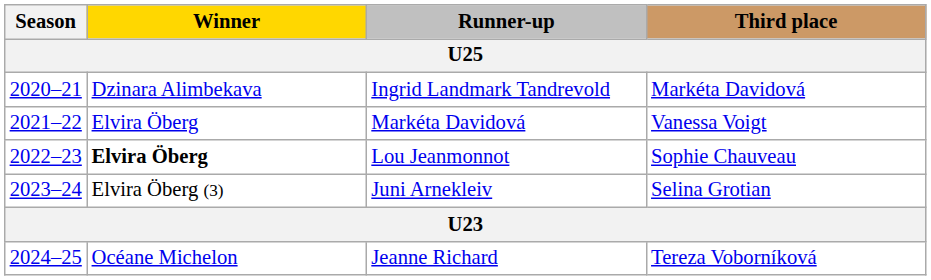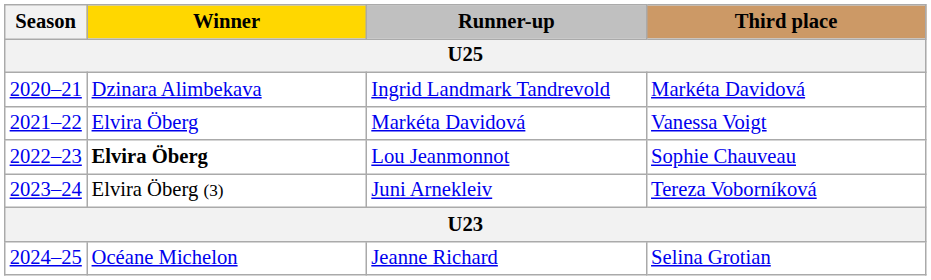(711, 189) Selina Grotian -> (734, 189) Tereza Voborníková
(734, 257) Tereza Voborníková -> (711, 257) Selina Grotian
